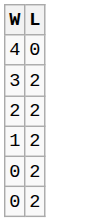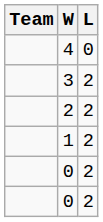+ column: (31, 20)
